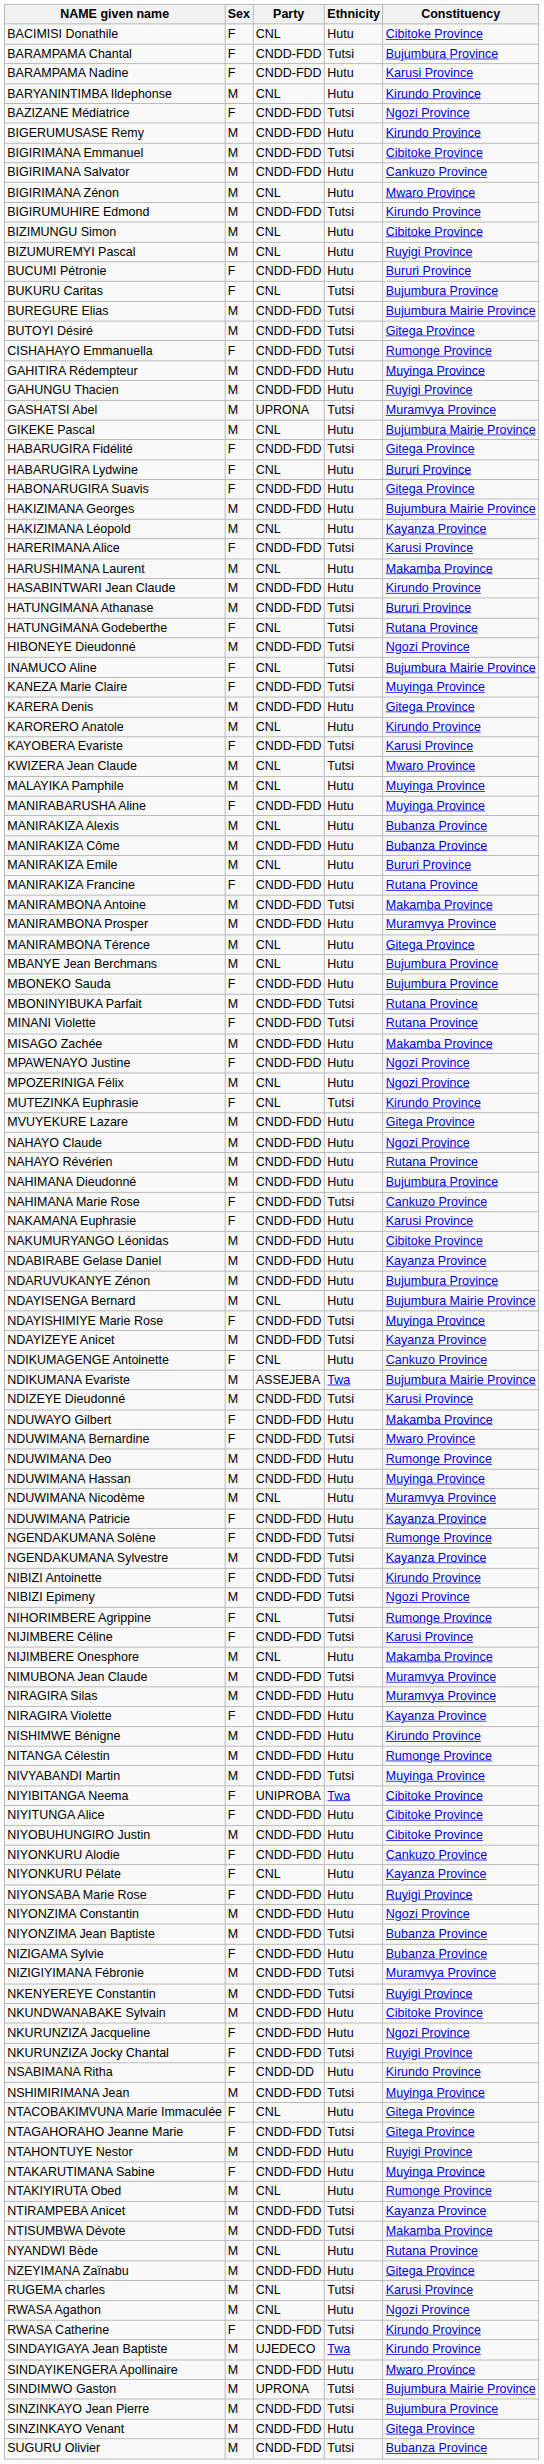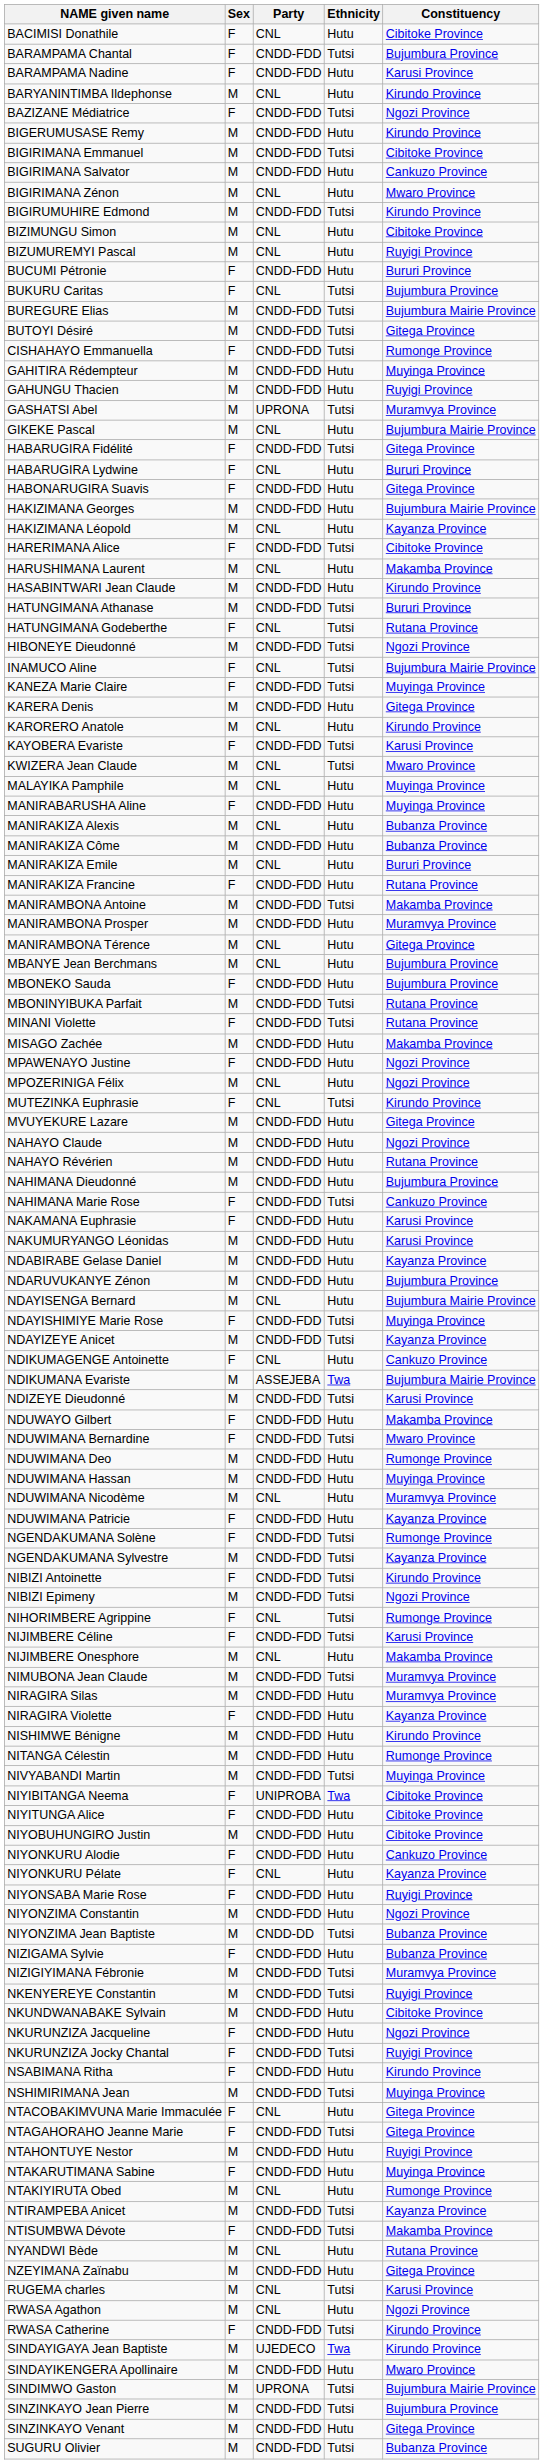(429, 548) Karusi Province -> (434, 548) Cibitoke Province
(434, 1241) Cibitoke Province -> (429, 1241) Karusi Province
(289, 1934) CNDD-FDD -> (285, 1934) CNDD-DD
(285, 2072) CNDD-DD -> (289, 2072) CNDD-FDD
(233, 2231) M -> (232, 2231) F
